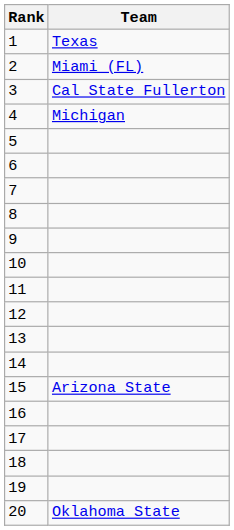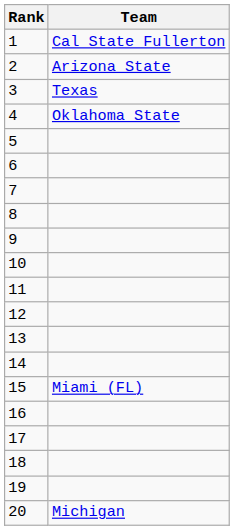(75, 42) Texas -> (139, 42) Cal State Fullerton
(98, 67) Miami (FL) -> (111, 67) Arizona State
(139, 91) Cal State Fullerton -> (75, 91) Texas
(88, 116) Michigan -> (116, 116) Oklahoma State
(111, 389) Arizona State -> (98, 389) Miami (FL)
(116, 513) Oklahoma State -> (88, 513) Michigan
